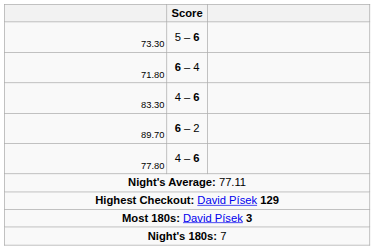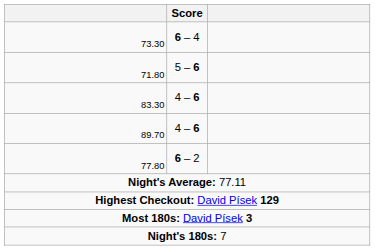(187, 37) 5 – 6 -> (187, 37) 6 – 4
(187, 67) 6 – 4 -> (187, 67) 5 – 6
(187, 128) 6 – 2 -> (187, 128) 4 – 6
(187, 158) 4 – 6 -> (187, 158) 6 – 2
